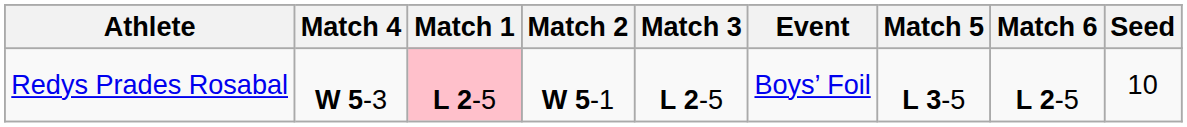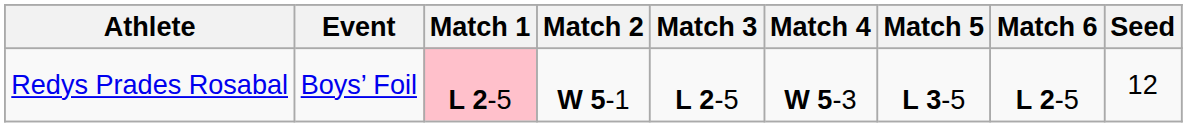columns swapped: (813, 27) <-> (351, 27)
(1143, 85) 10 -> (1143, 85) 12
